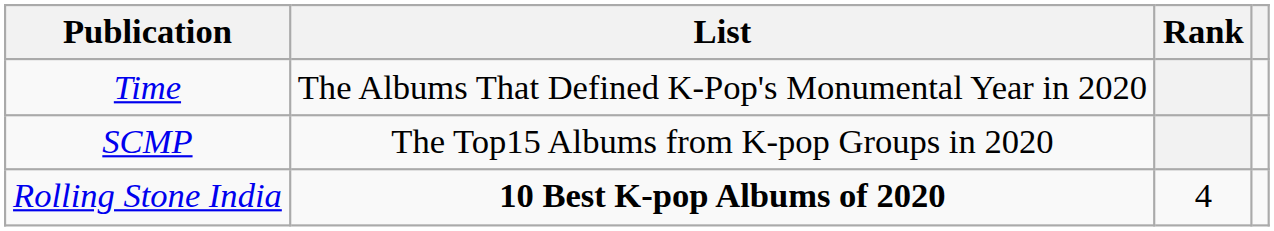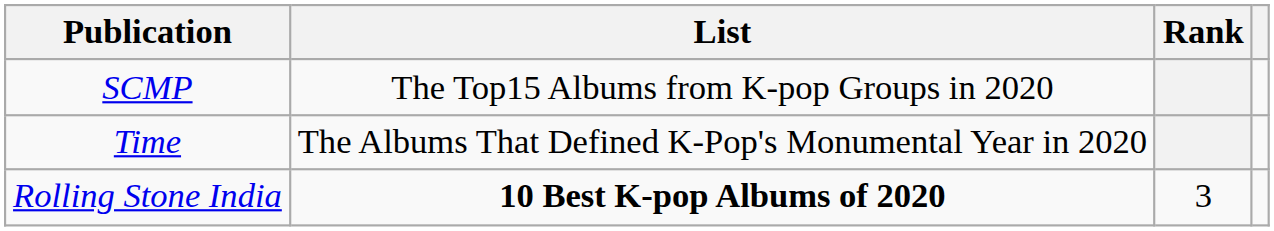rows swapped: (147, 141) <-> (147, 86)
(1203, 196) 4 -> (1203, 196) 3
